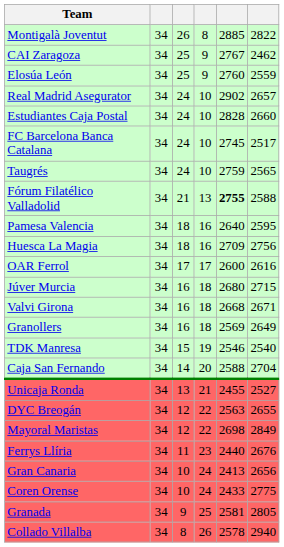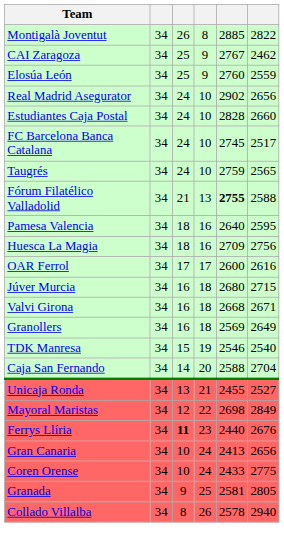(263, 95) 2657 -> (263, 95) 2656
- row: (44, 410)
(183, 451) normal -> (183, 430) bold
